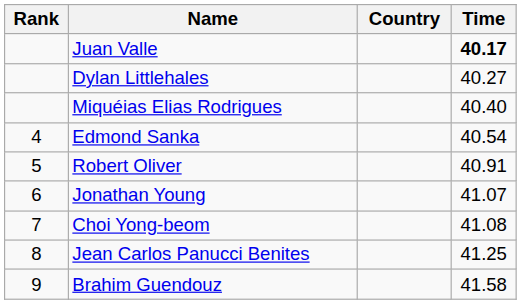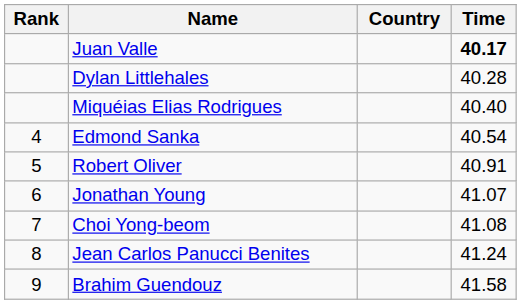(484, 78) 40.27 -> (484, 78) 40.28
(484, 254) 41.25 -> (484, 254) 41.24
